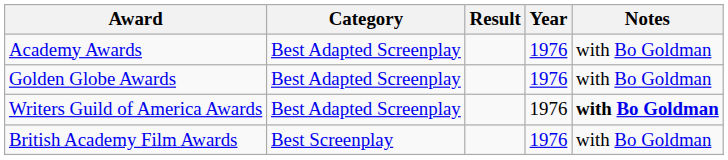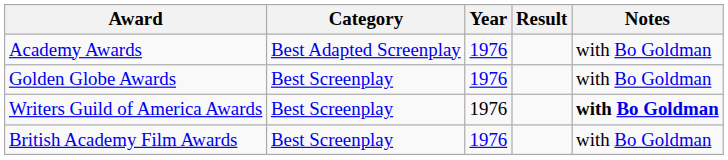columns swapped: (495, 19) <-> (548, 19)
(366, 79) Best Adapted Screenplay -> (332, 79) Best Screenplay
(366, 109) Best Adapted Screenplay -> (332, 109) Best Screenplay
